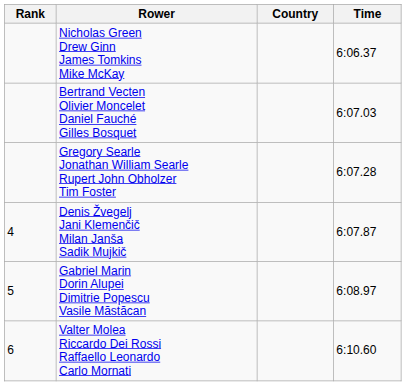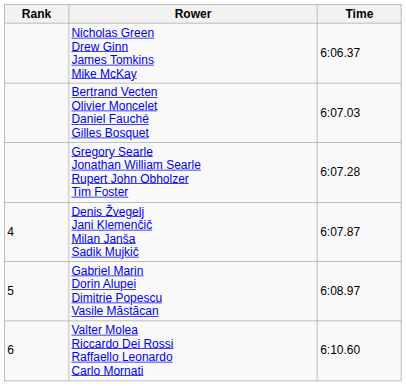- column: (295, 14)
